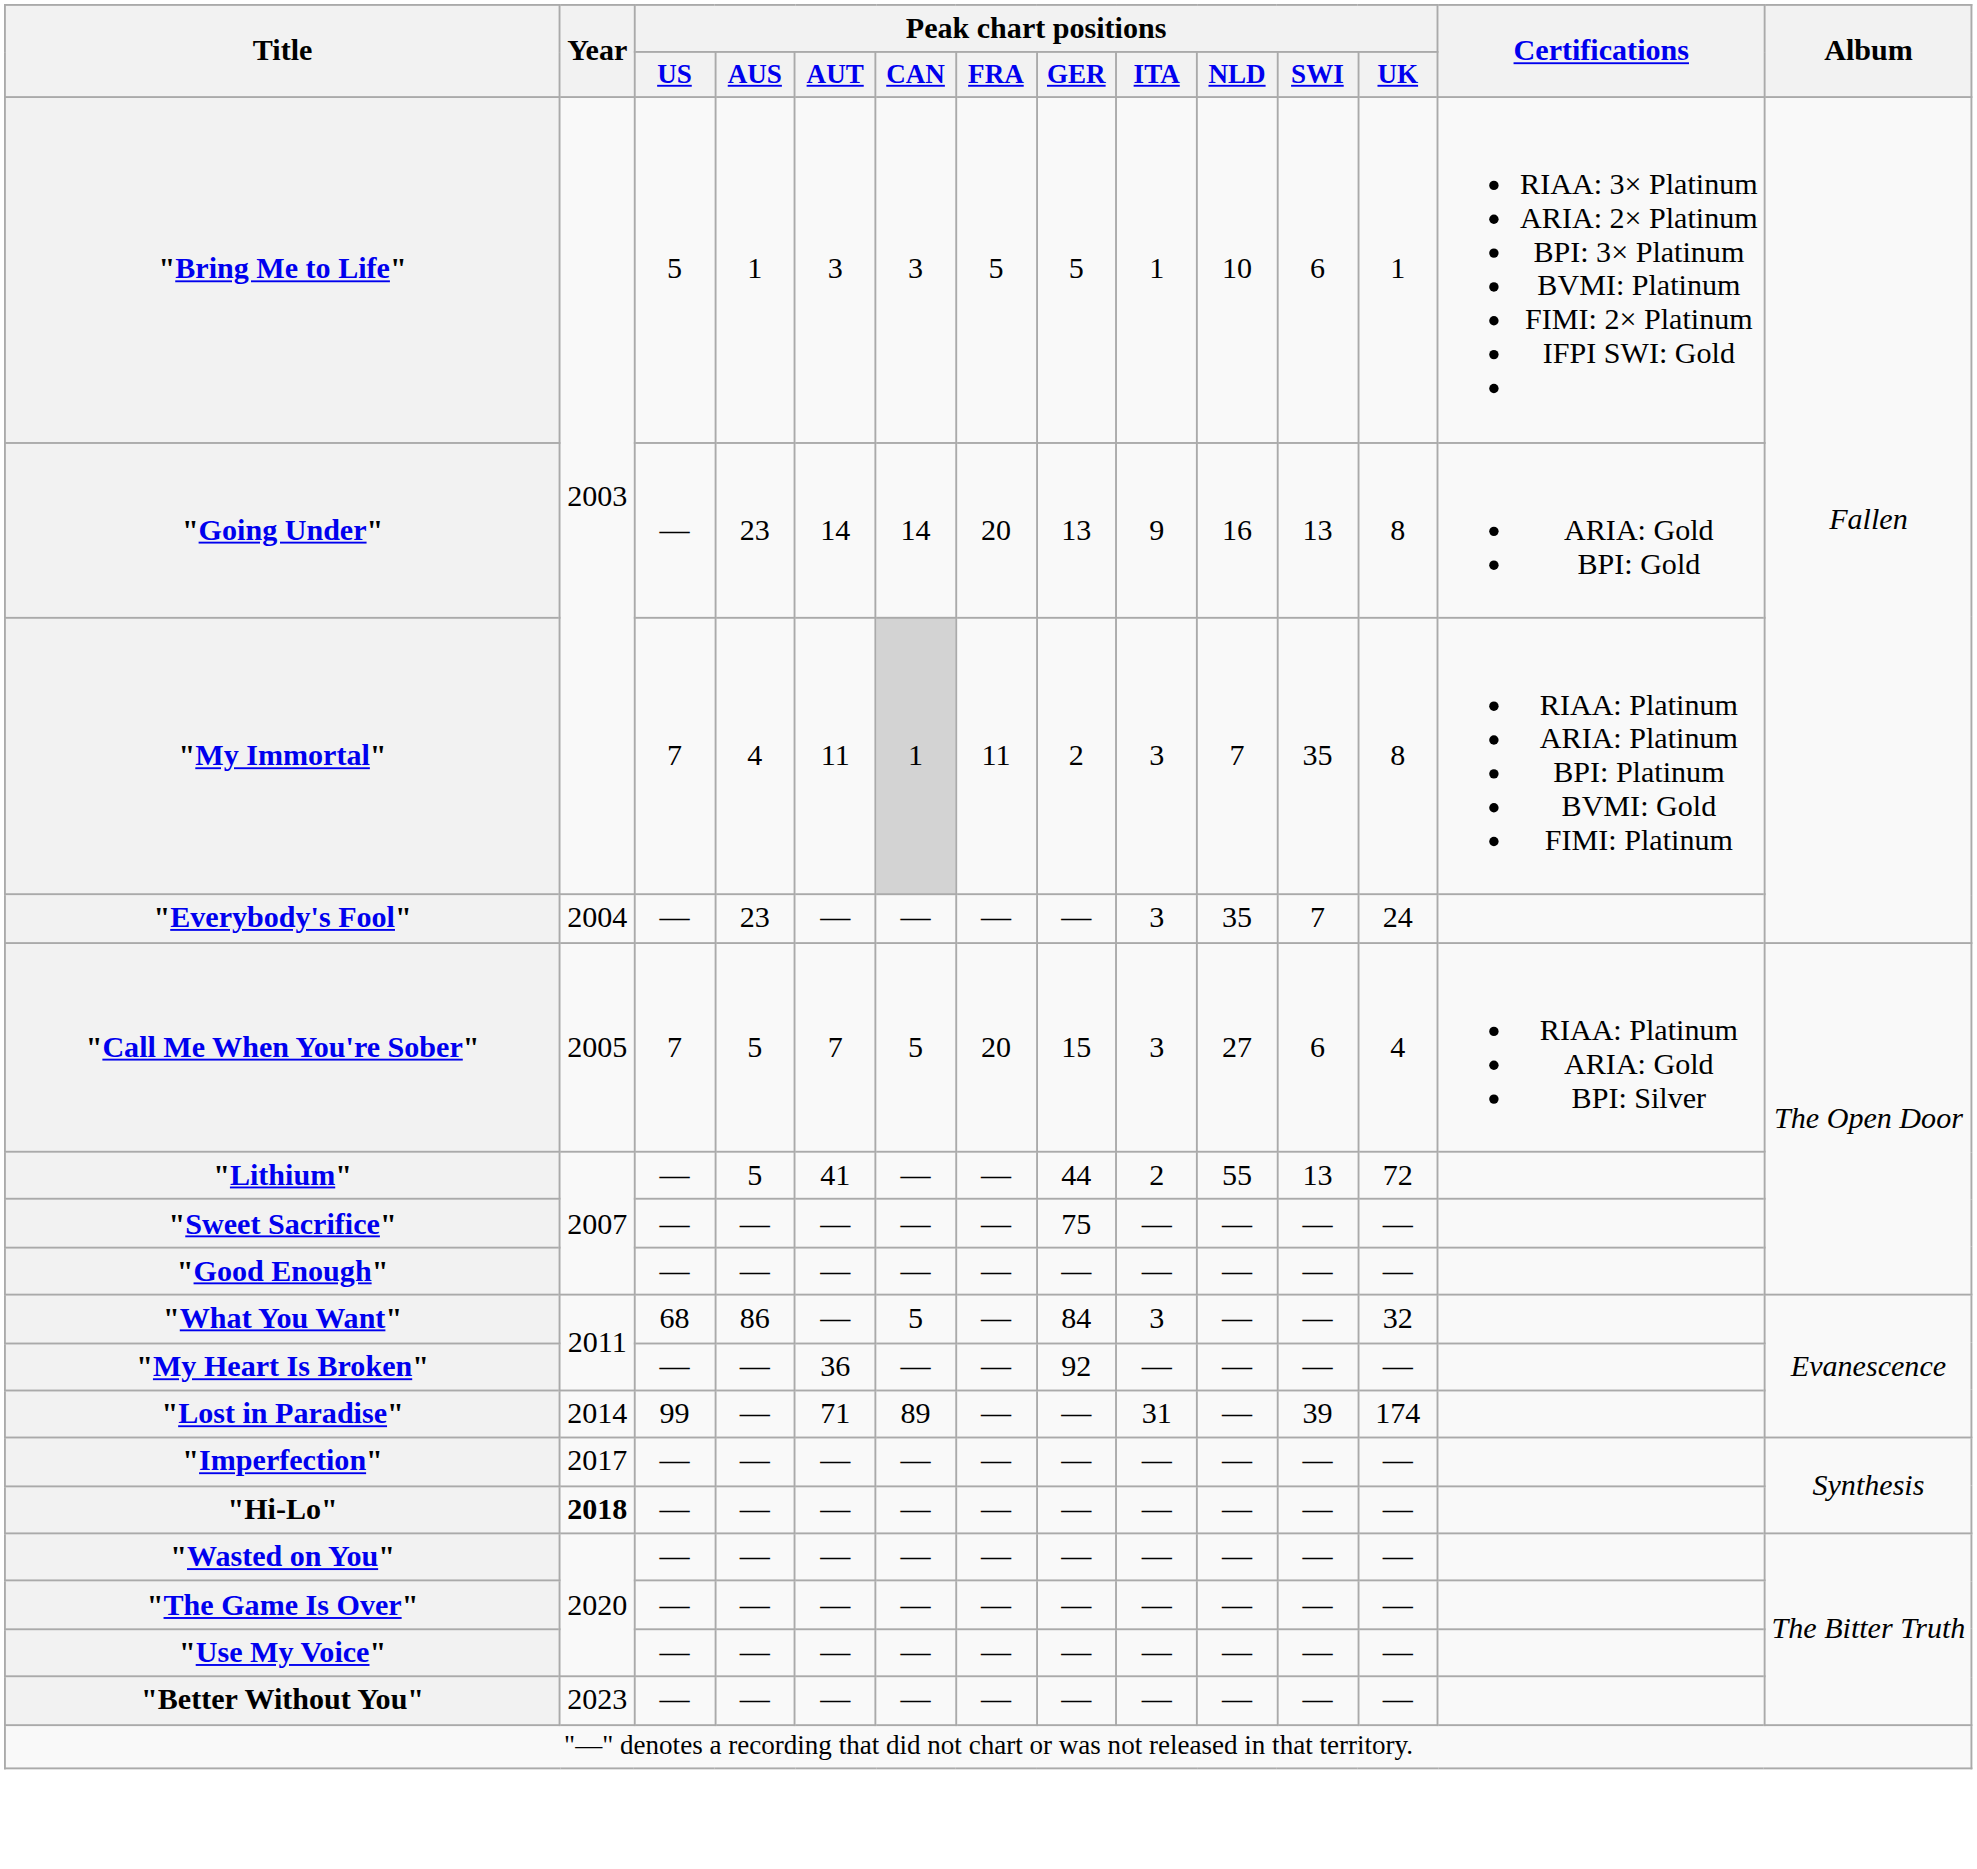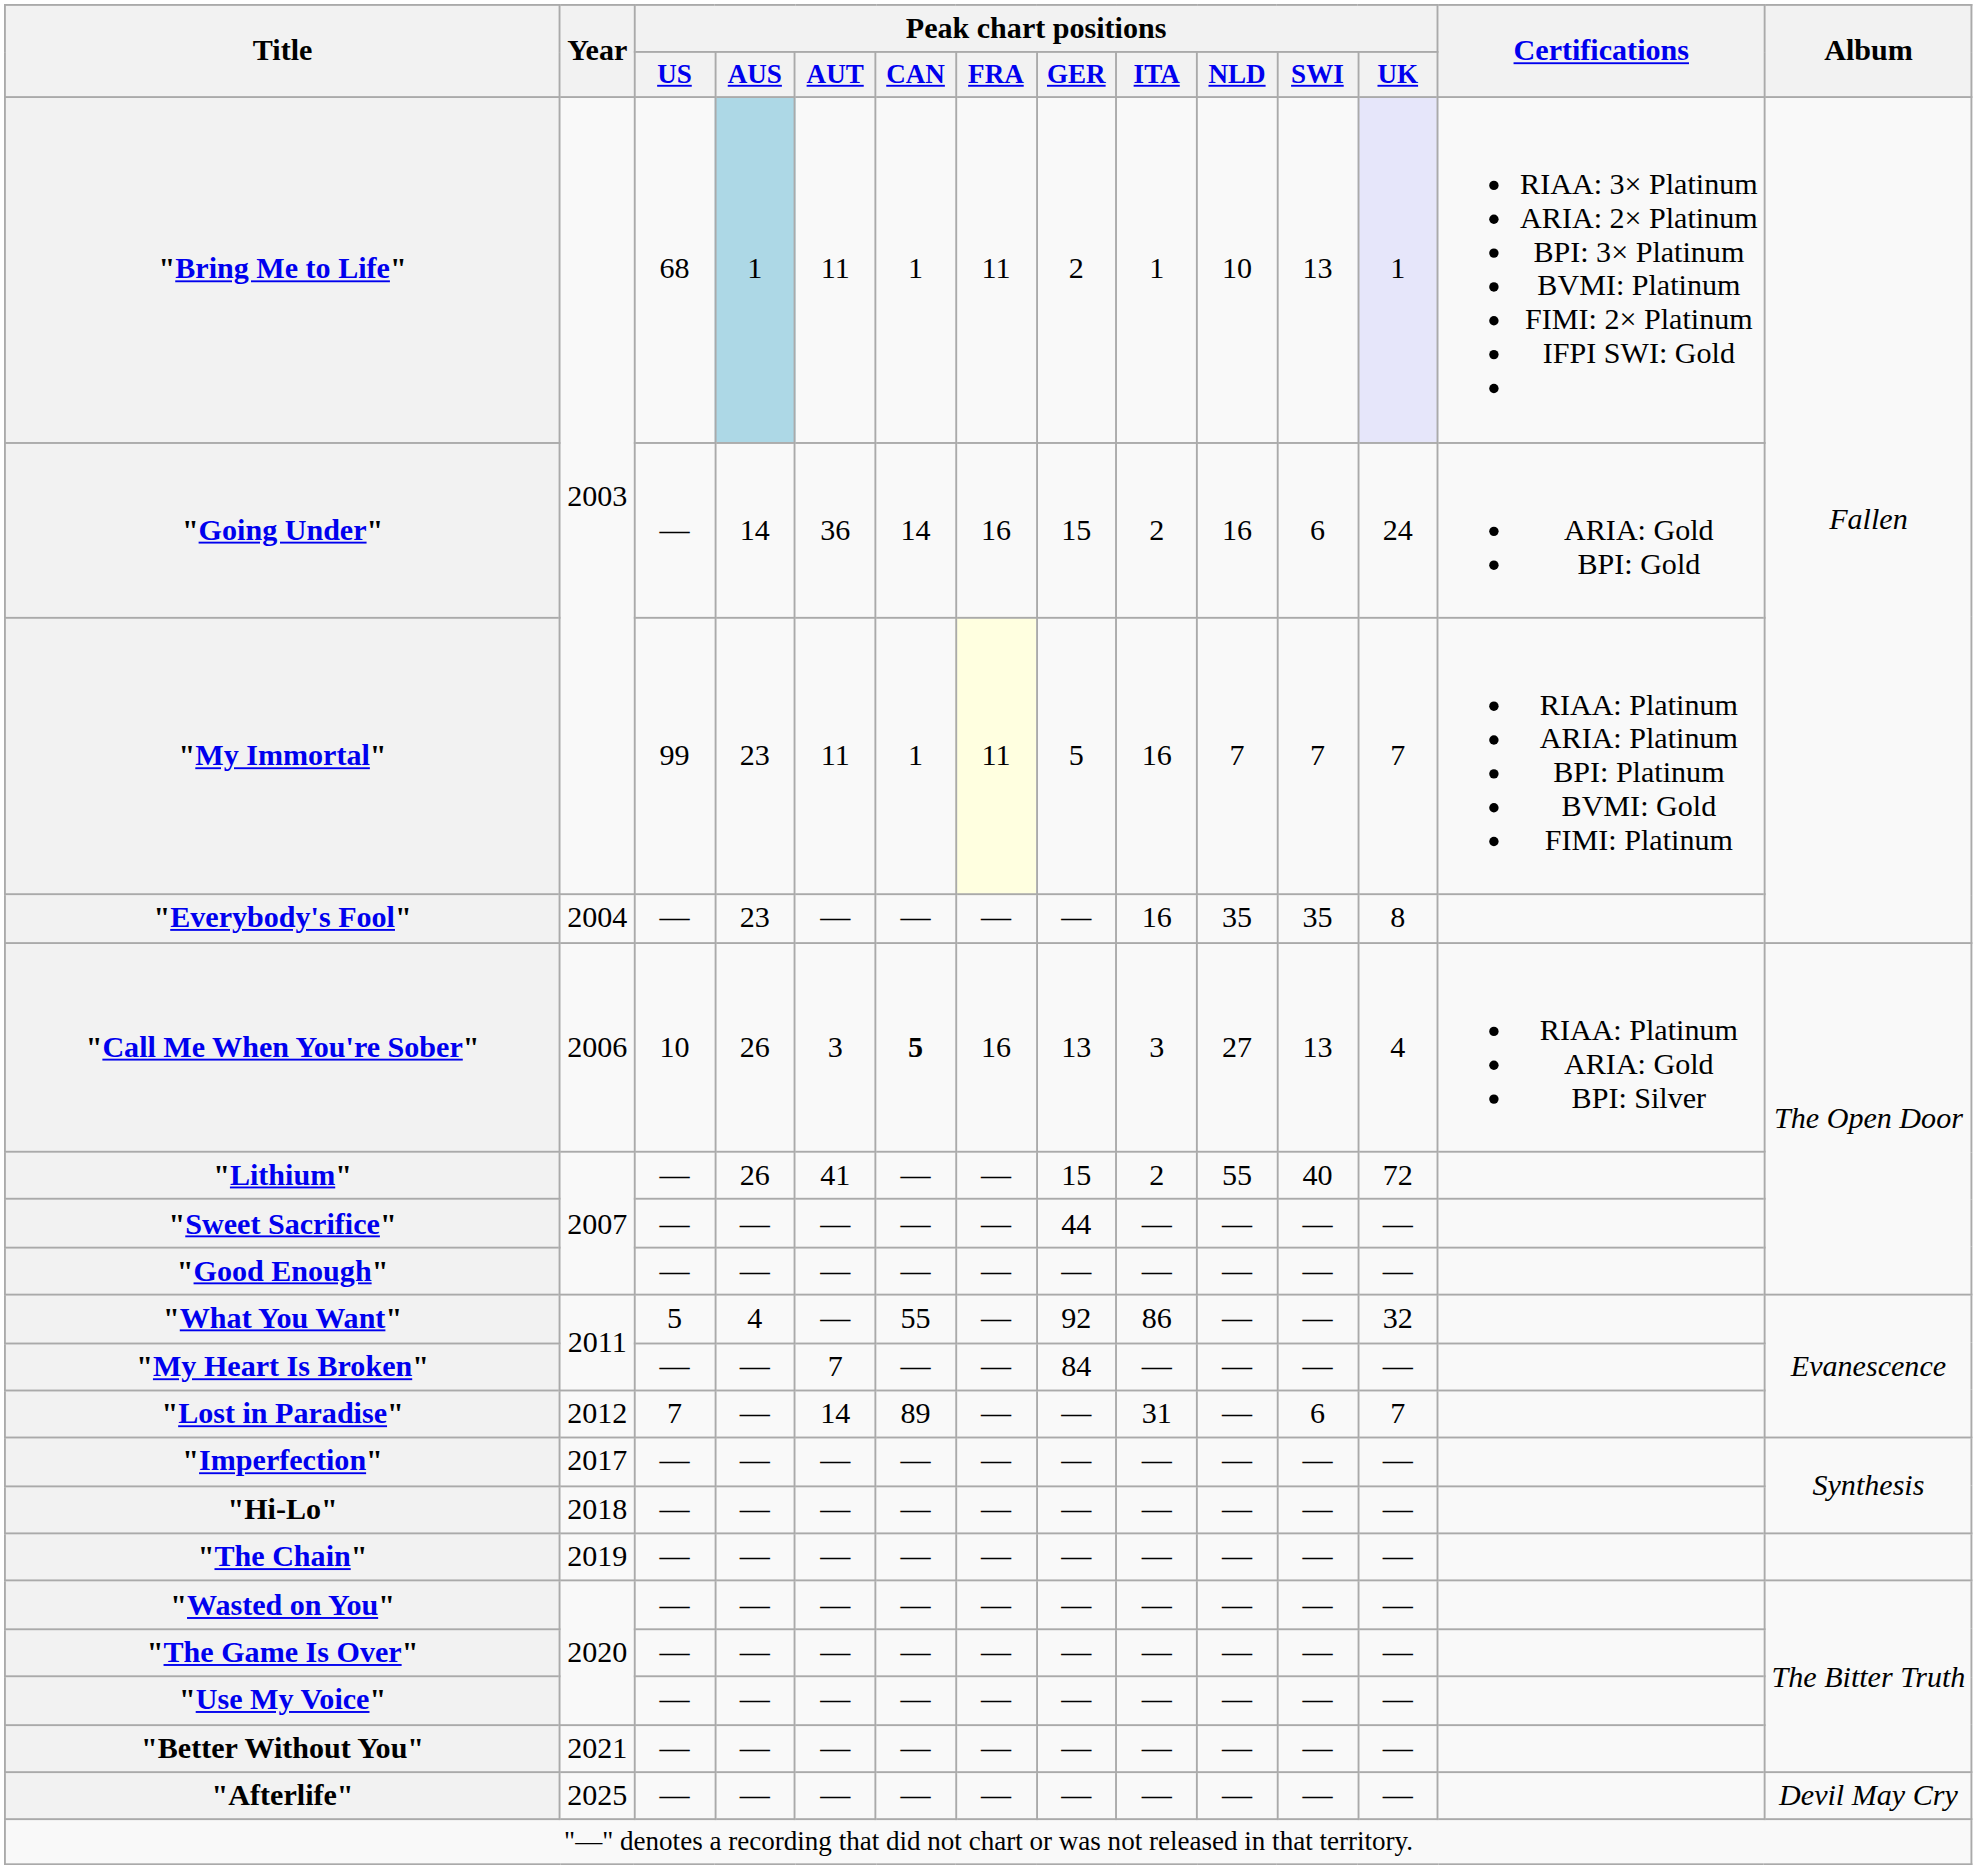(674, 269) 5 -> (674, 269) 68
(755, 269) no background -> (755, 269) lightblue background
(835, 269) 3 -> (835, 269) 11
(916, 269) 3 -> (916, 269) 1
(996, 269) 5 -> (996, 269) 11
(1076, 269) 5 -> (1076, 269) 2
(1317, 269) 6 -> (1317, 269) 13
(1398, 269) no background -> (1398, 269) lavender background
(755, 529) 23 -> (755, 529) 14
(835, 529) 14 -> (835, 529) 36
(996, 529) 20 -> (996, 529) 16
(1076, 529) 13 -> (1076, 529) 15
(1157, 529) 9 -> (1157, 529) 2
(1317, 529) 13 -> (1317, 529) 6
(1398, 529) 8 -> (1398, 529) 24
(674, 755) 7 -> (674, 755) 99
(755, 755) 4 -> (755, 755) 23
(916, 755) lightgrey background -> (916, 755) no background
(996, 755) no background -> (996, 755) lightyellow background
(1076, 755) 2 -> (1076, 755) 5
(1157, 755) 3 -> (1157, 755) 16
(1317, 755) 35 -> (1317, 755) 7
(1398, 755) 8 -> (1398, 755) 7
(1157, 918) 3 -> (1157, 918) 16
(1317, 918) 7 -> (1317, 918) 35
(1398, 918) 24 -> (1398, 918) 8
(597, 1046) 2005 -> (597, 1046) 2006
(674, 1046) 7 -> (674, 1046) 10
(755, 1046) 5 -> (755, 1046) 26
(835, 1046) 7 -> (835, 1046) 3
(916, 1046) normal -> (916, 1046) bold
(996, 1046) 20 -> (996, 1046) 16
(1076, 1046) 15 -> (1076, 1046) 13
(1317, 1046) 6 -> (1317, 1046) 13
(755, 1175) 5 -> (755, 1175) 26
(1076, 1175) 44 -> (1076, 1175) 15
(1317, 1175) 13 -> (1317, 1175) 40
(1076, 1222) 75 -> (1076, 1222) 44
(674, 1318) 68 -> (674, 1318) 5
(755, 1318) 86 -> (755, 1318) 4
(916, 1318) 5 -> (916, 1318) 55
(1076, 1318) 84 -> (1076, 1318) 92
(1157, 1318) 3 -> (1157, 1318) 86
(835, 1365) 36 -> (835, 1365) 7
(1076, 1365) 92 -> (1076, 1365) 84
(597, 1413) 2014 -> (597, 1413) 2012
(674, 1413) 99 -> (674, 1413) 7
(835, 1413) 71 -> (835, 1413) 14
(1317, 1413) 39 -> (1317, 1413) 6
(1398, 1413) 174 -> (1398, 1413) 7
(597, 1509) bold -> (597, 1509) normal
+ row: (283, 1556)
(597, 1699) 2023 -> (597, 1747) 2021
+ row: (283, 1795)
